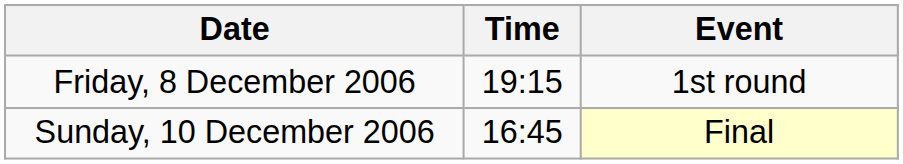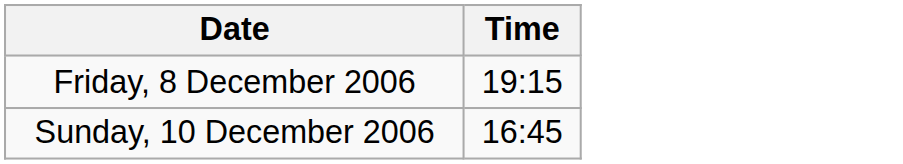- column: (739, 30)
